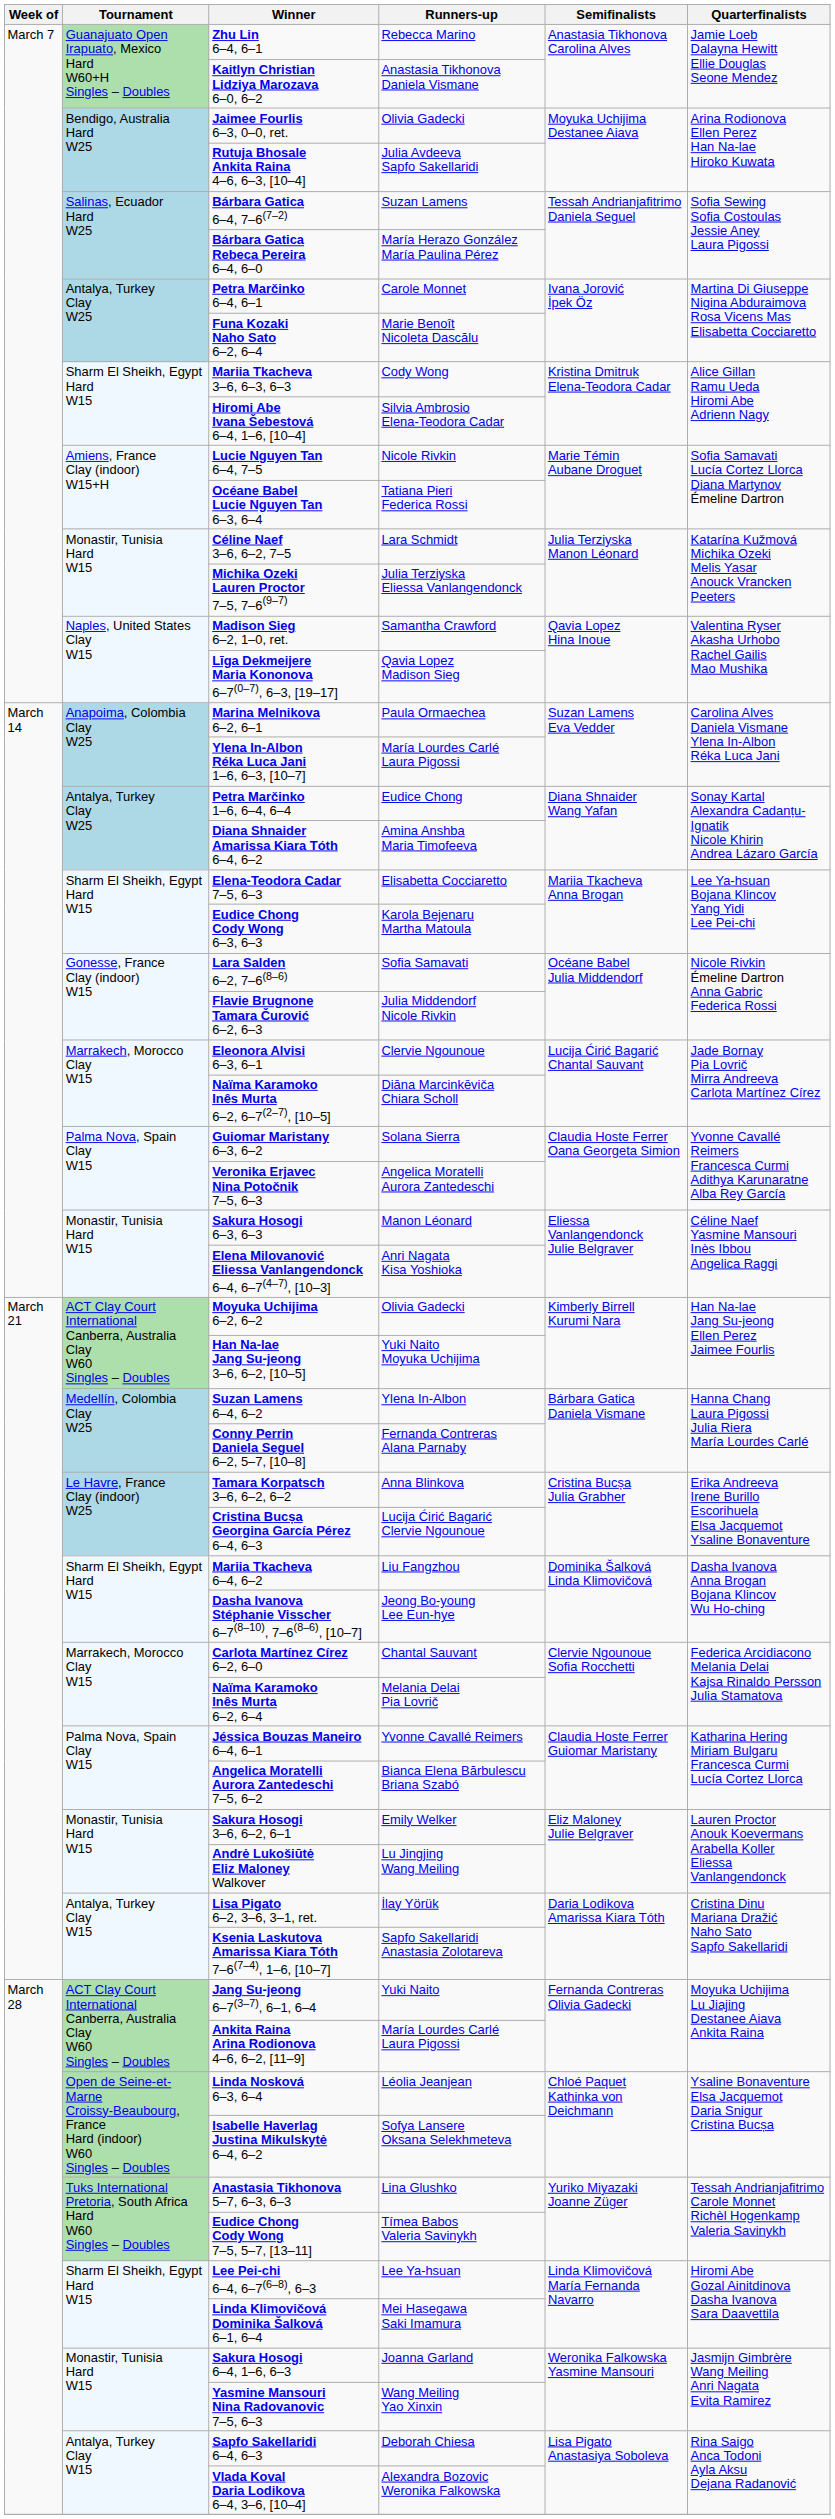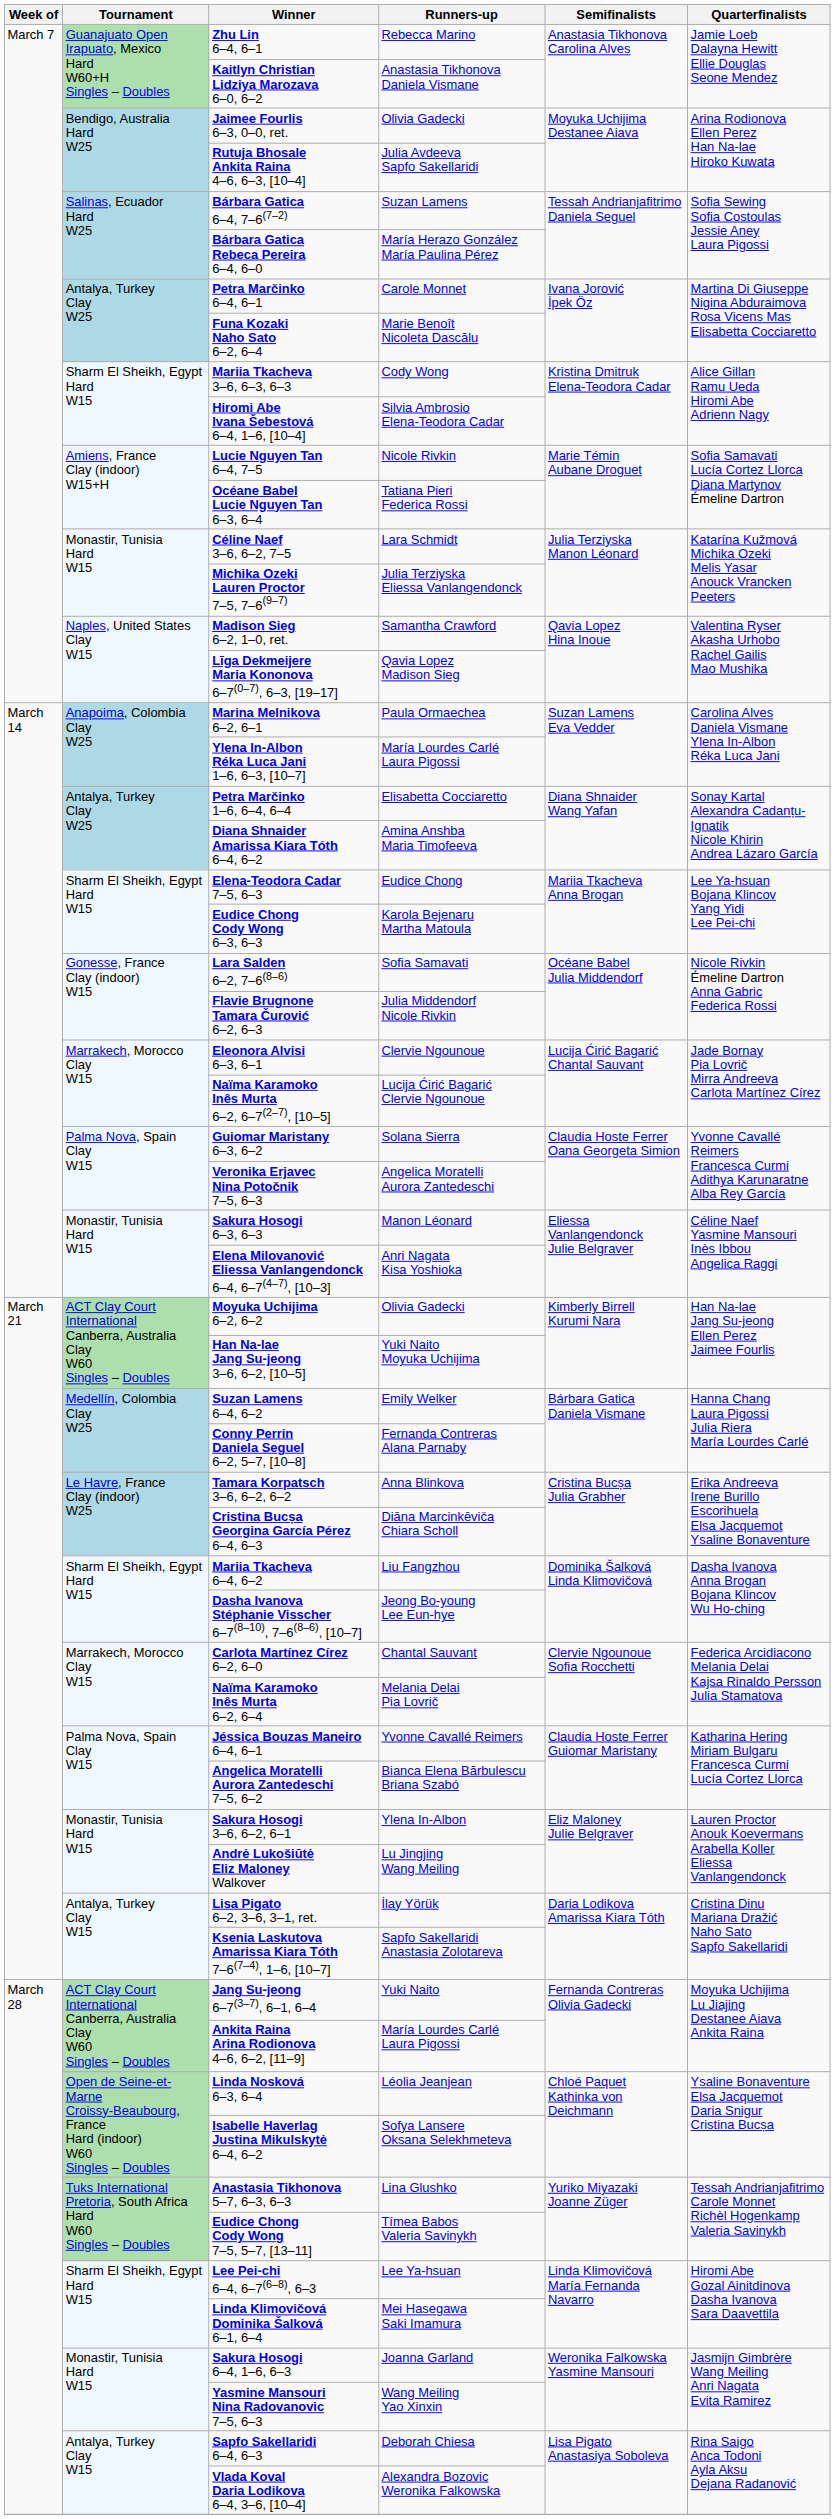(422, 796) Eudice Chong -> (444, 796) Elisabetta Cocciaretto
(444, 879) Elisabetta Cocciaretto -> (422, 879) Eudice Chong
(438, 1092) Diāna Marcinkēviča Chiara Scholl -> (437, 1092) Lucija Ćirić Bagarić Clervie Ngounoue
(424, 1399) Ylena In-Albon -> (419, 1399) Emily Welker
(437, 1524) Lucija Ćirić Bagarić Clervie Ngounoue -> (438, 1524) Diāna Marcinkēviča Chiara Scholl
(419, 1819) Emily Welker -> (424, 1819) Ylena In-Albon
